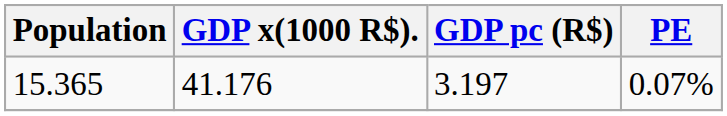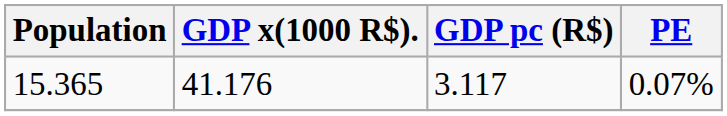(471, 82) 3.197 -> (470, 82) 3.117
